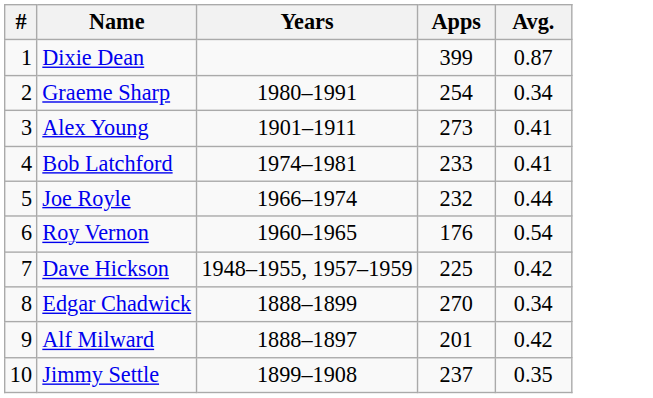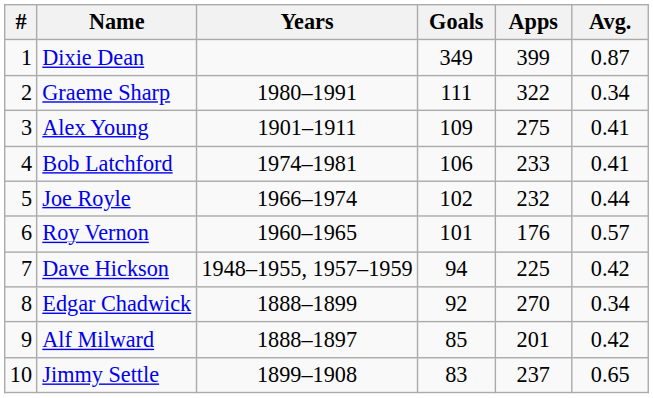+ column: (456, 22)
(456, 92) 254 -> (533, 92) 322
(456, 127) 273 -> (533, 127) 275
(533, 233) 0.54 -> (610, 233) 0.57
(533, 374) 0.35 -> (610, 374) 0.65
